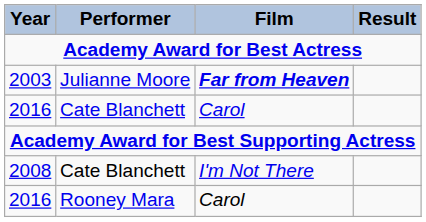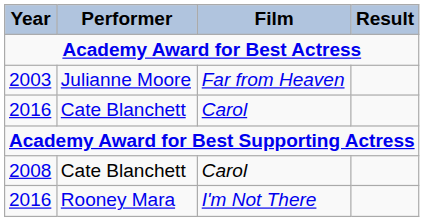(274, 79) bold -> (273, 79) normal
(256, 170) I'm Not There -> (224, 170) Carol
(222, 200) Carol -> (259, 200) I'm Not There
